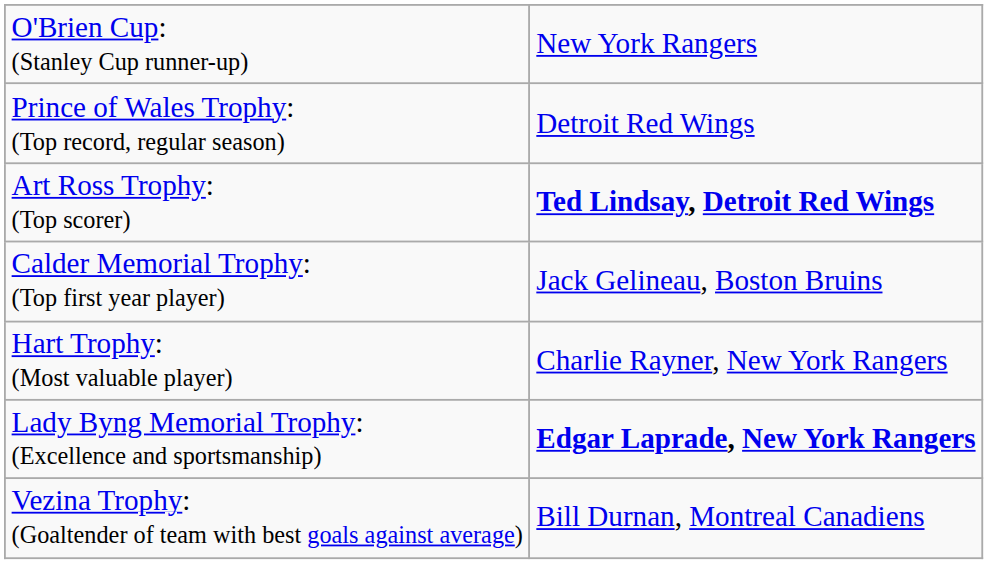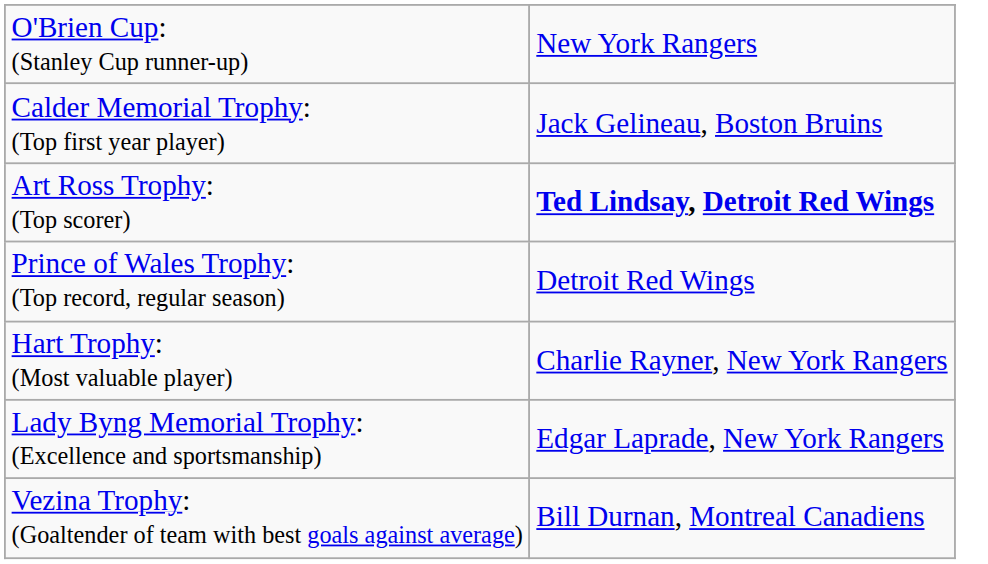rows swapped: (153, 122) <-> (161, 280)
(756, 438) bold -> (740, 438) normal
